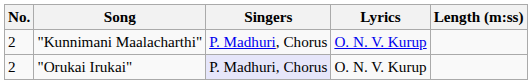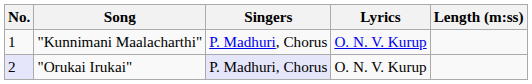(12, 42) 2 -> (12, 42) 1
(12, 67) no background -> (12, 67) lavender background
